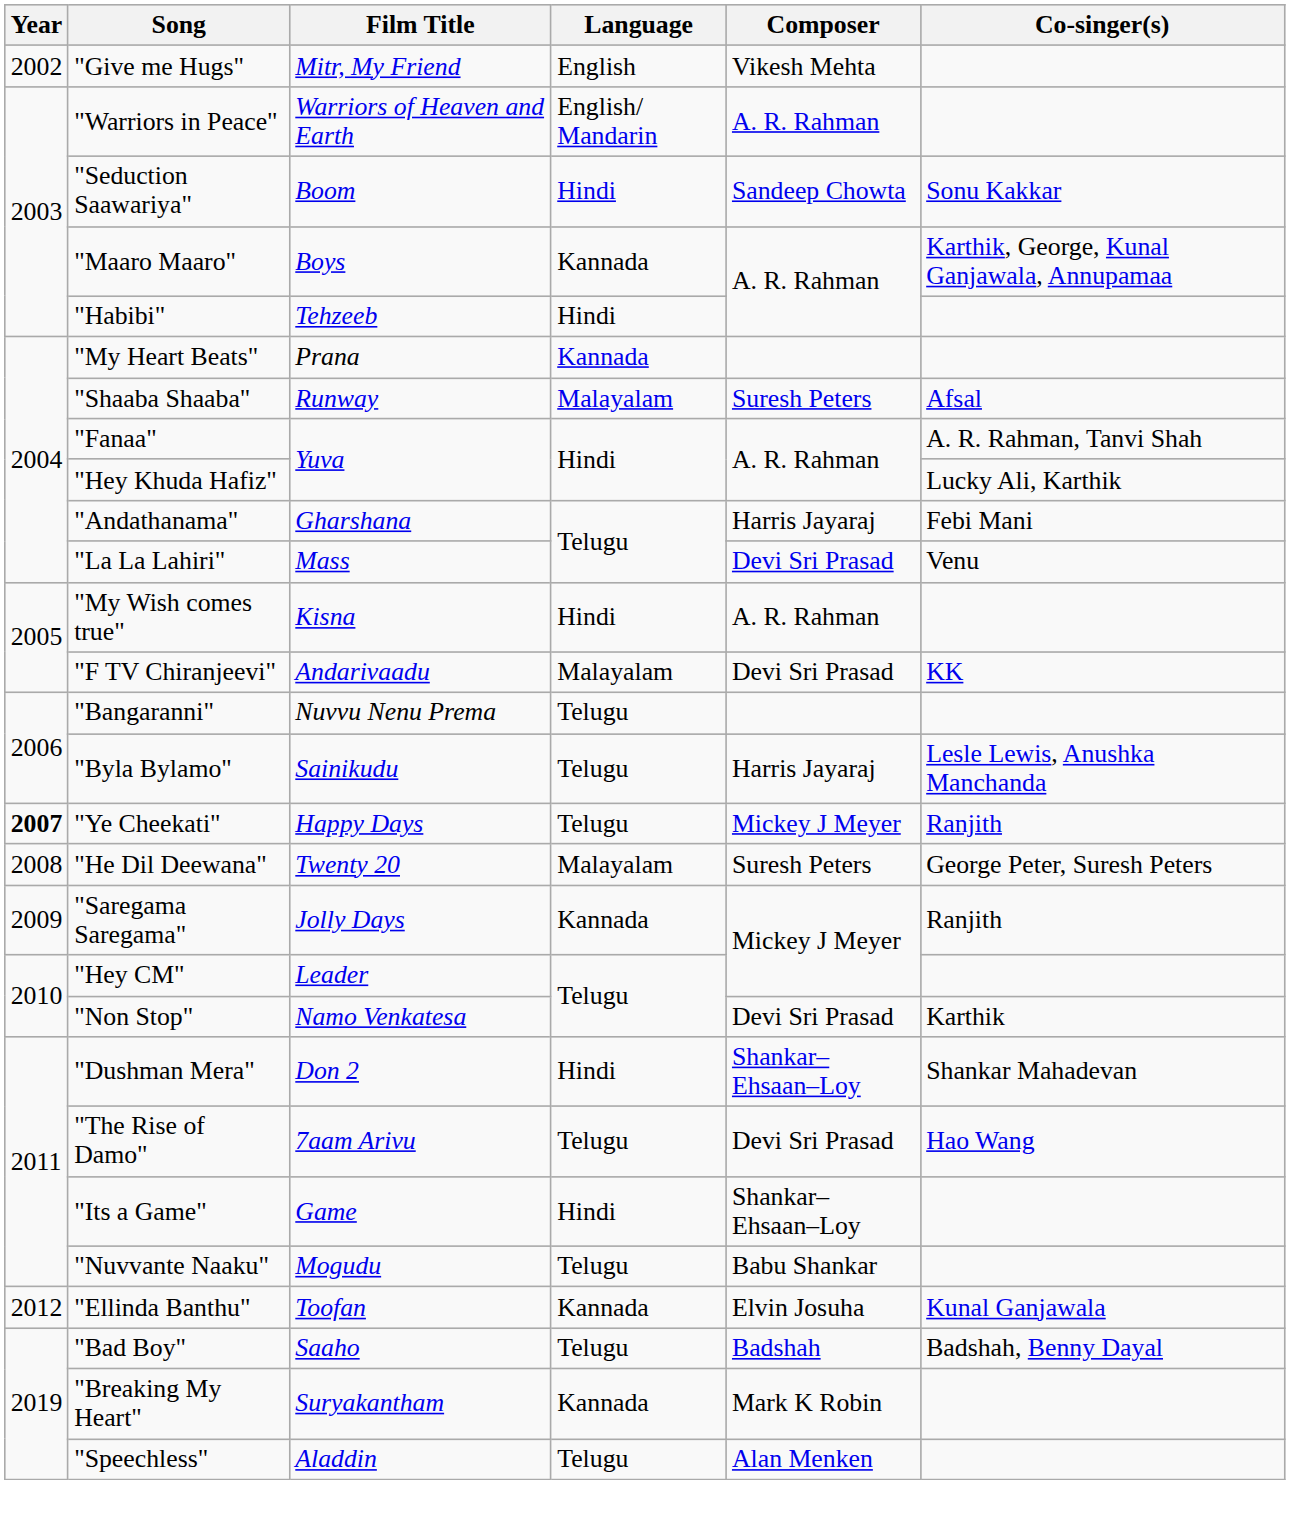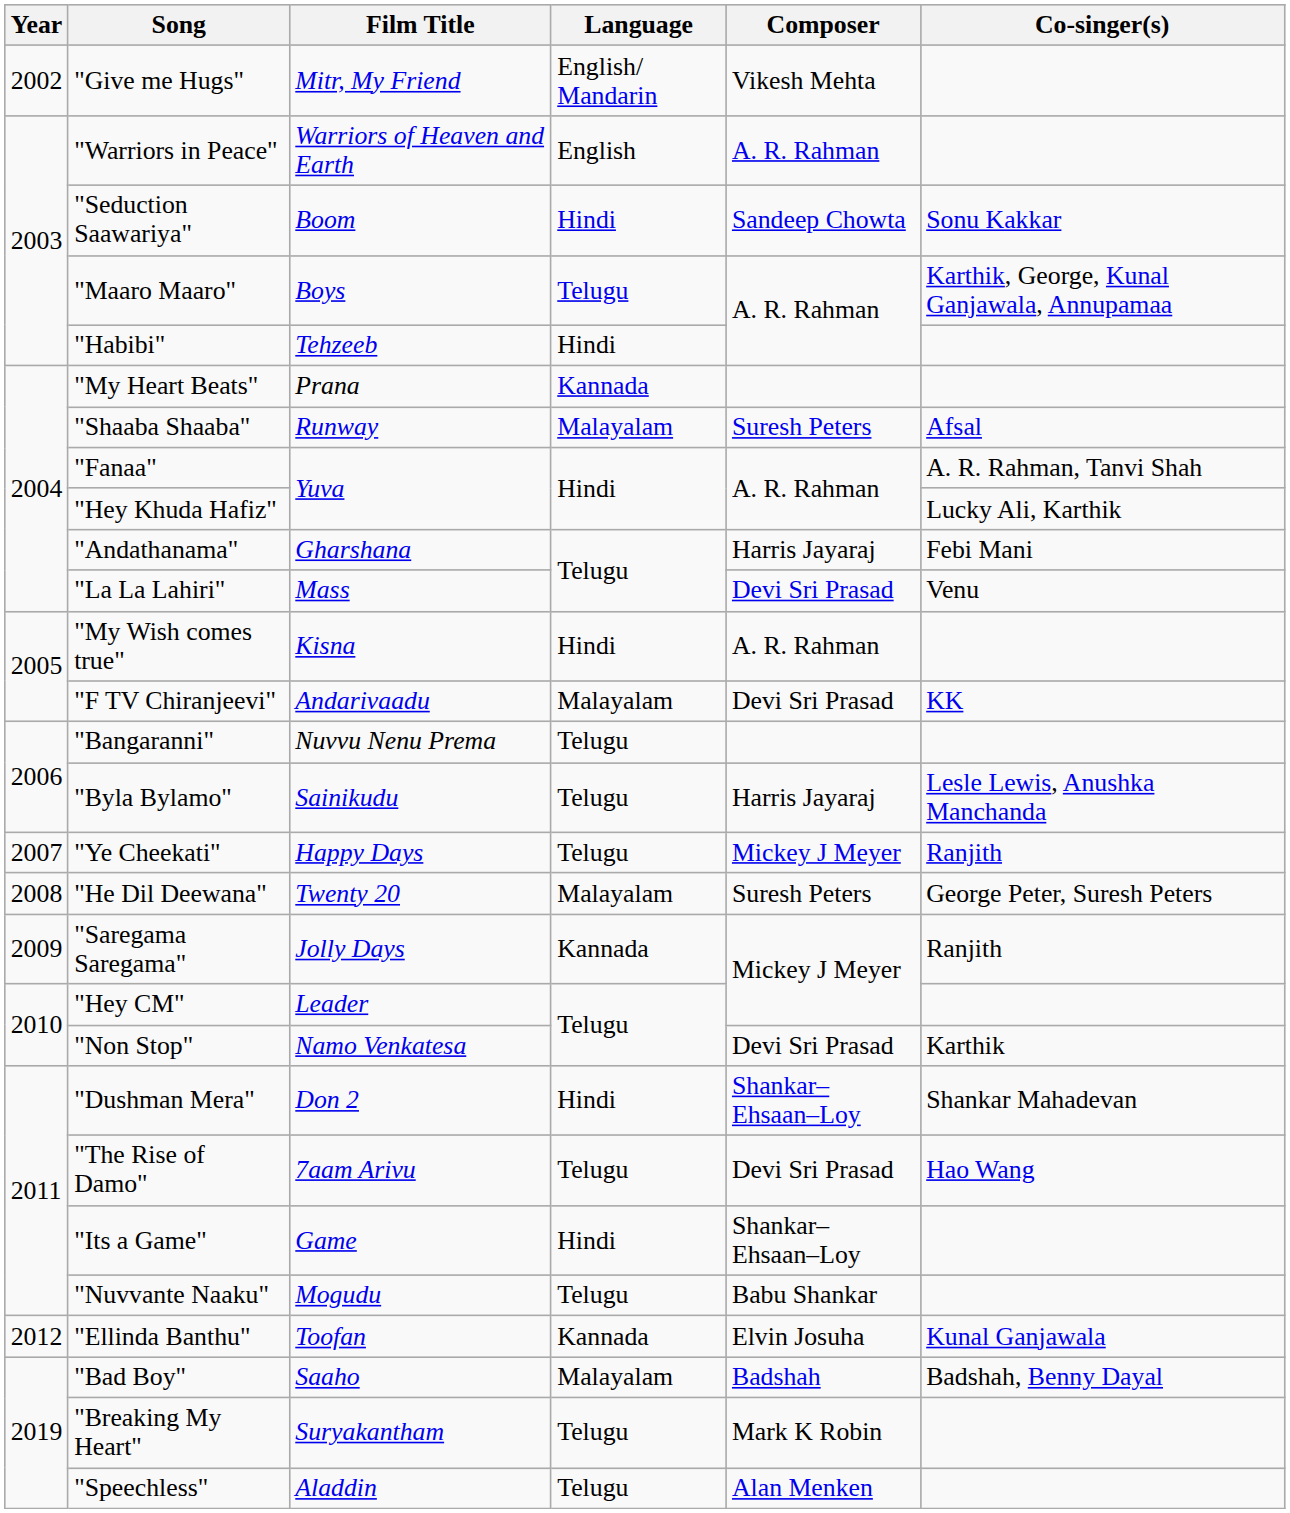(597, 65) English -> (607, 80) English/ Mandarin
(607, 121) English/ Mandarin -> (597, 150) English
(603, 260) Kannada -> (593, 289) Telugu
(37, 823) bold -> (37, 852) normal
(593, 1347) Telugu -> (615, 1376) Malayalam
(603, 1403) Kannada -> (593, 1432) Telugu
